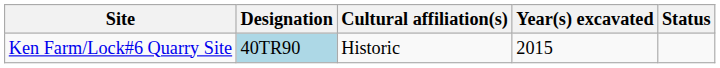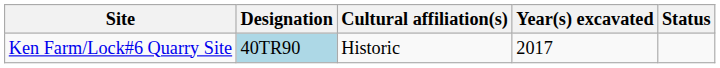(535, 47) 2015 -> (535, 47) 2017
